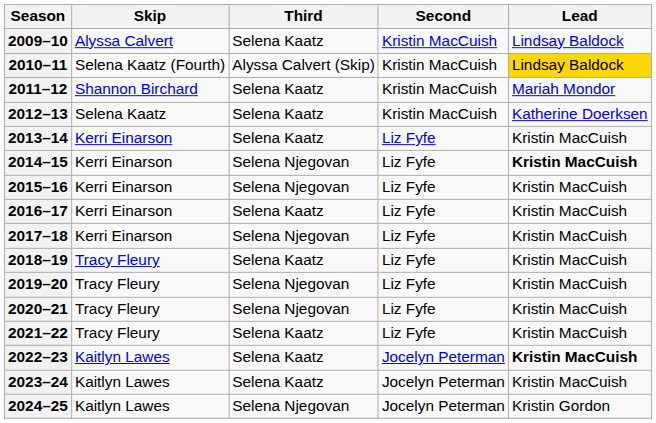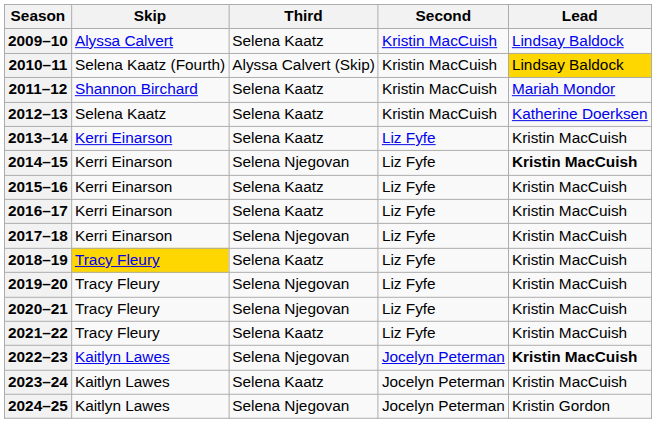(291, 187) Selena Njegovan -> (278, 187) Selena Kaatz
(117, 260) no background -> (117, 260) gold background
(278, 357) Selena Kaatz -> (291, 357) Selena Njegovan
